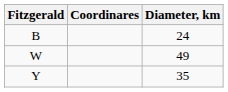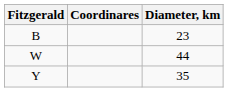(183, 35) 24 -> (183, 35) 23
(183, 55) 49 -> (183, 55) 44
